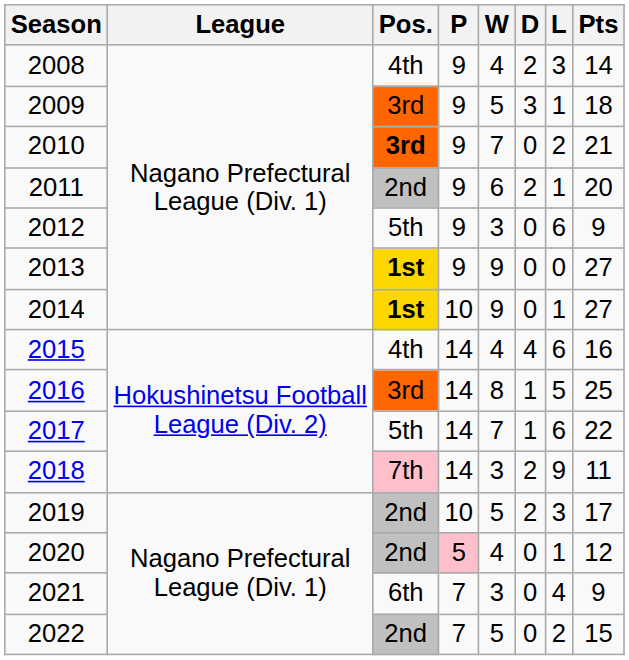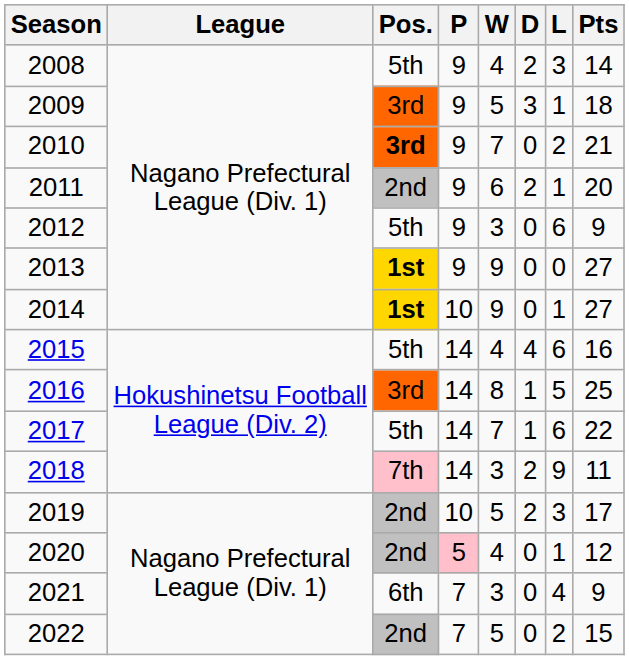(406, 65) 4th -> (406, 65) 5th
(406, 349) 4th -> (406, 349) 5th
